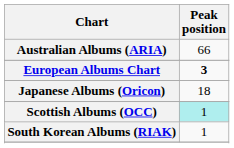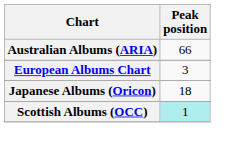(204, 70) bold -> (185, 70) normal
- row: (92, 132)
